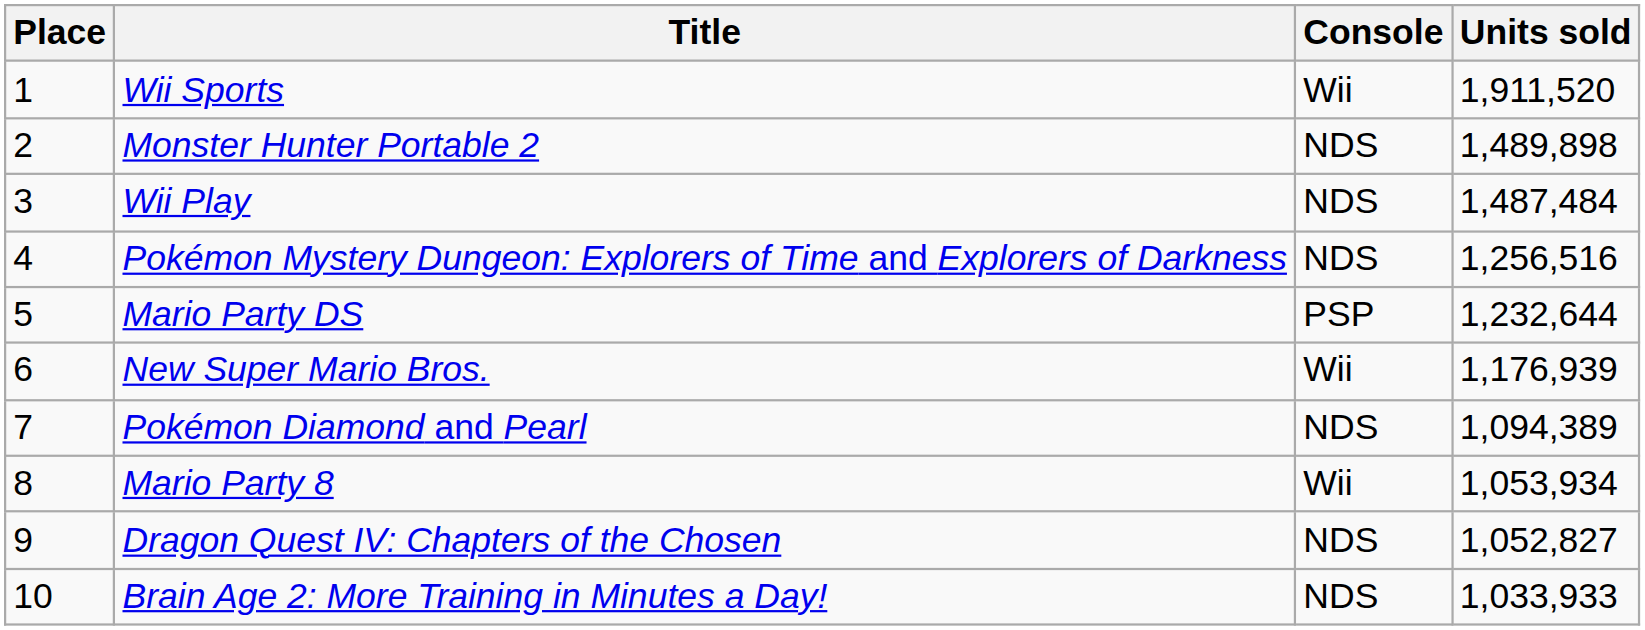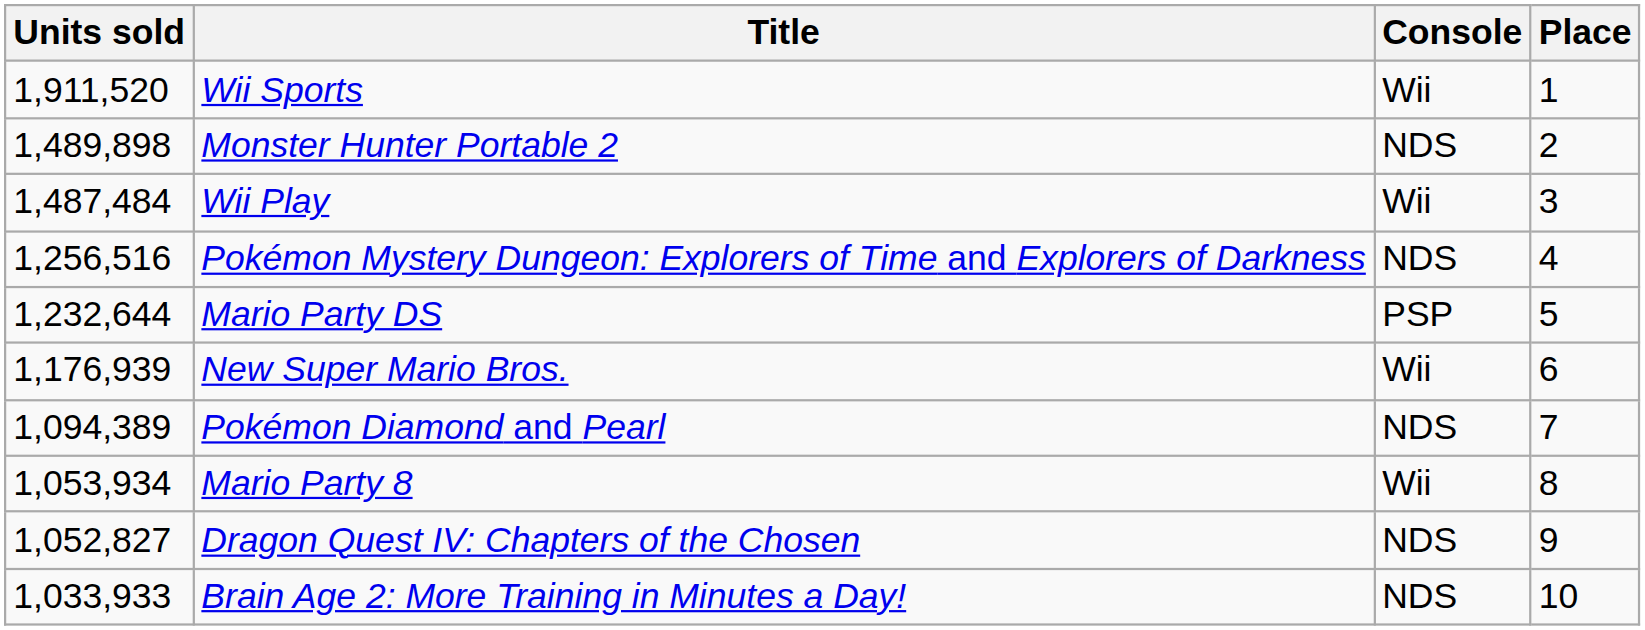columns swapped: (60, 32) <-> (1546, 32)
(1341, 201) NDS -> (1407, 201) Wii
